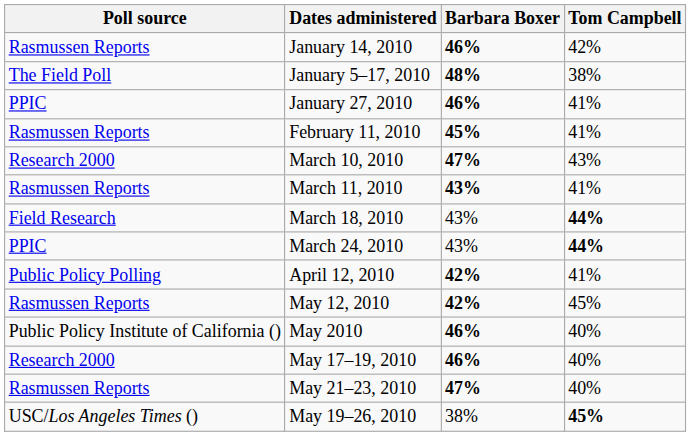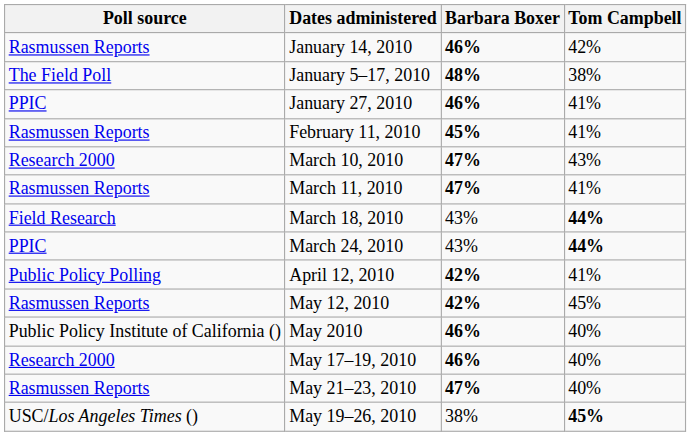(463, 189) 43% -> (463, 189) 47%
